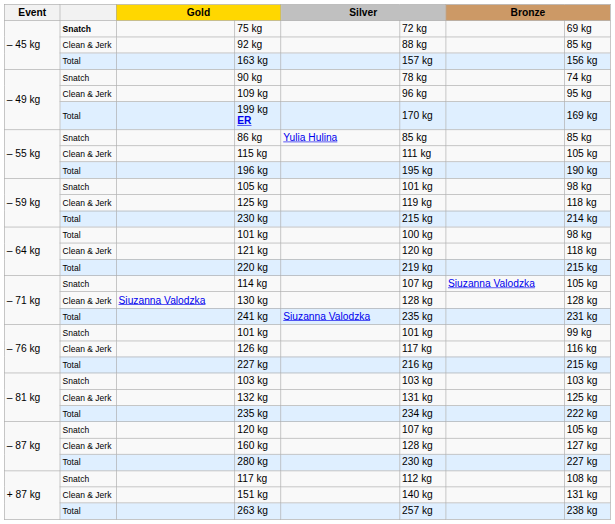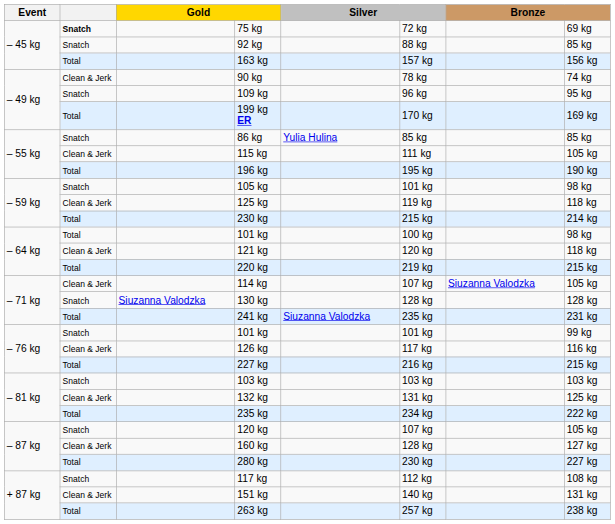(87, 45) Clean & Jerk -> (76, 45) Snatch
(76, 78) Snatch -> (87, 78) Clean & Jerk
(87, 94) Clean & Jerk -> (76, 94) Snatch
(76, 284) Snatch -> (87, 284) Clean & Jerk
(87, 300) Clean & Jerk -> (76, 300) Snatch
